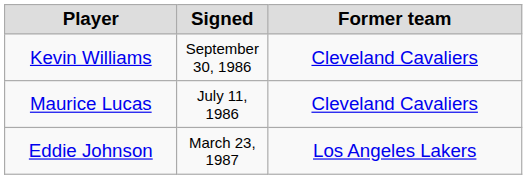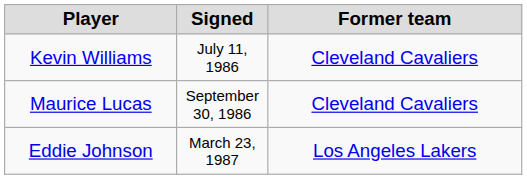(222, 58) September 30, 1986 -> (222, 58) July 11, 1986
(222, 104) July 11, 1986 -> (222, 104) September 30, 1986
